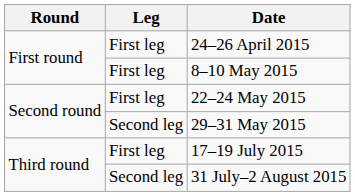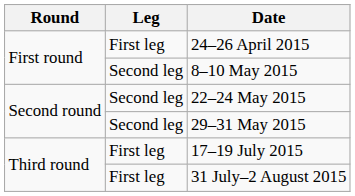(137, 71) First leg -> (146, 71) Second leg
(137, 97) First leg -> (146, 97) Second leg
(146, 177) Second leg -> (137, 177) First leg
